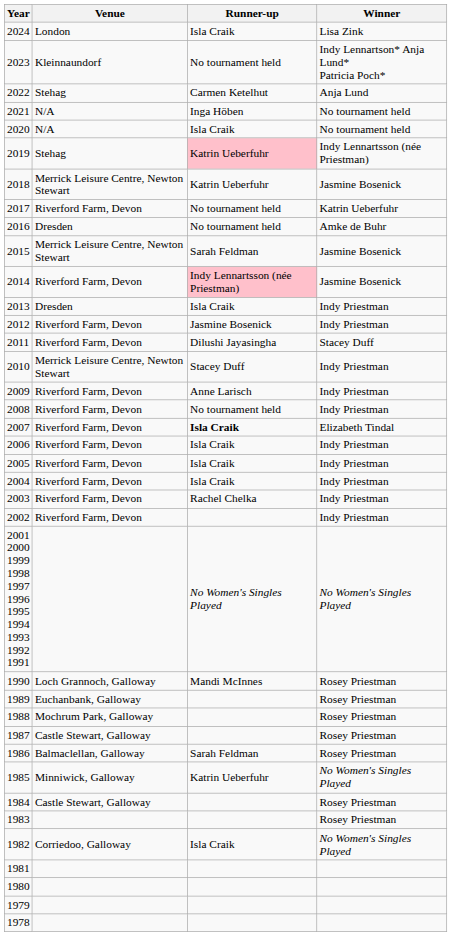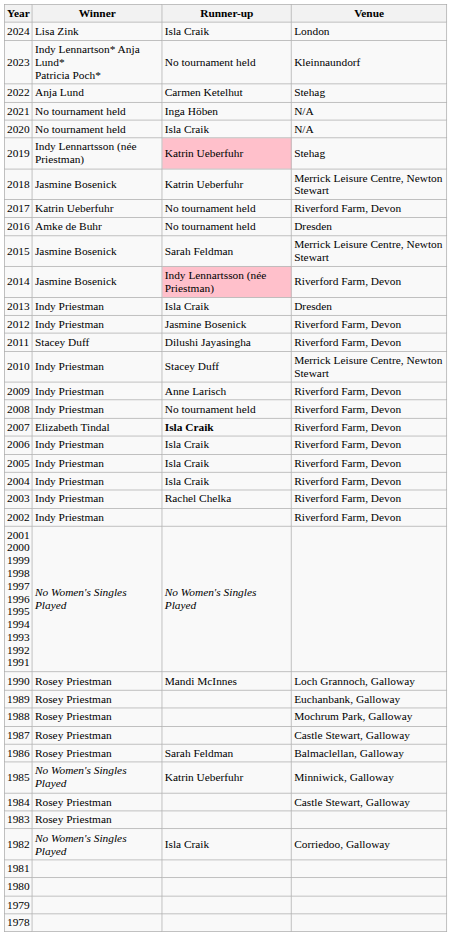columns swapped: (382, 13) <-> (110, 13)
